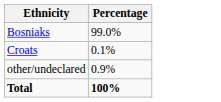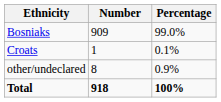+ column: (120, 13)
